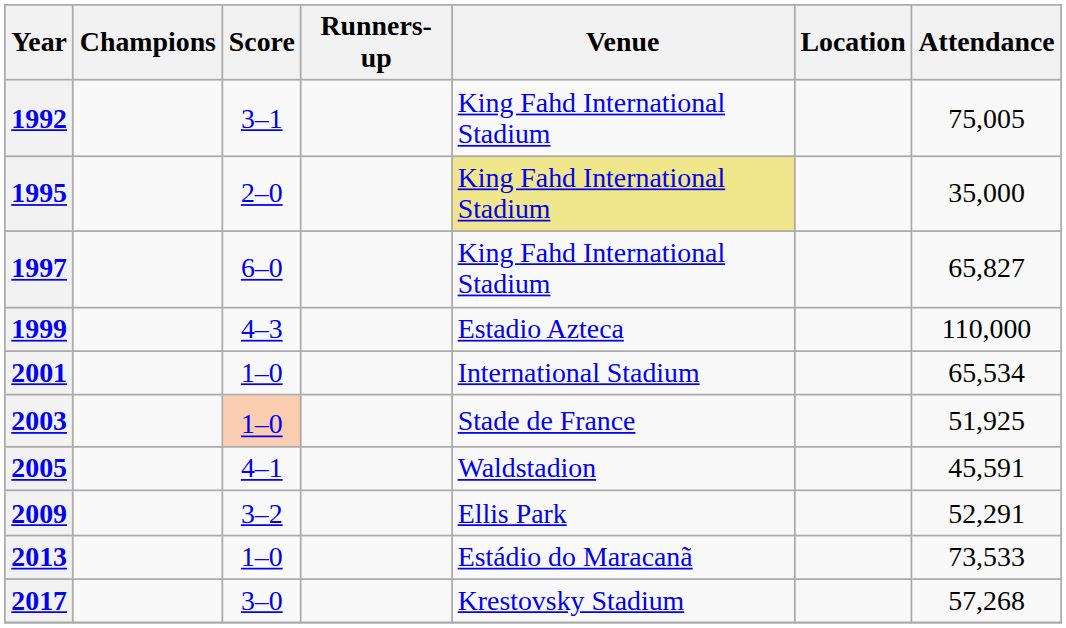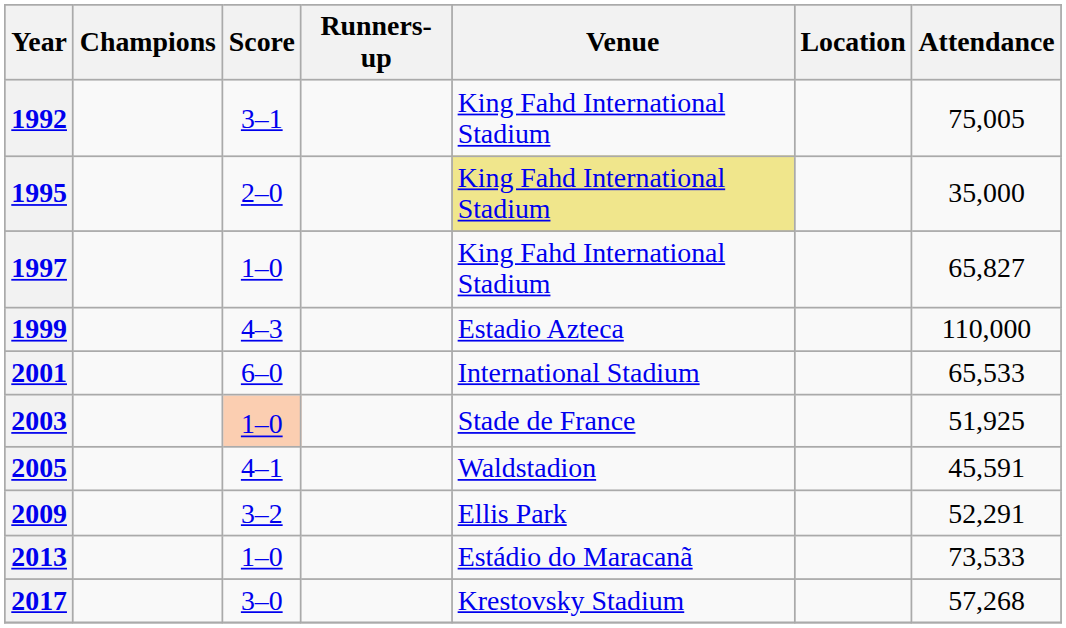(262, 268) 6–0 -> (262, 268) 1–0
(262, 372) 1–0 -> (262, 372) 6–0
(987, 372) 65,534 -> (987, 372) 65,533
